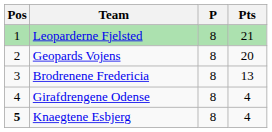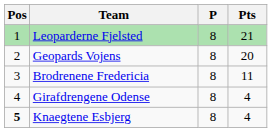(247, 76) 13 -> (247, 76) 11
